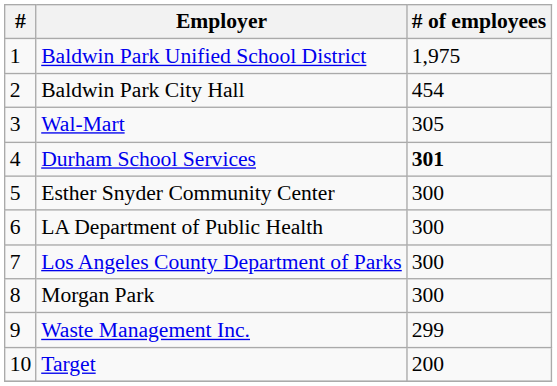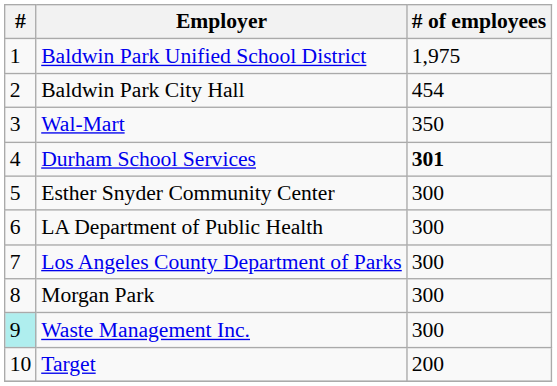(428, 124) 305 -> (428, 124) 350
(15, 329) no background -> (15, 329) paleturquoise background
(428, 329) 299 -> (428, 329) 300
